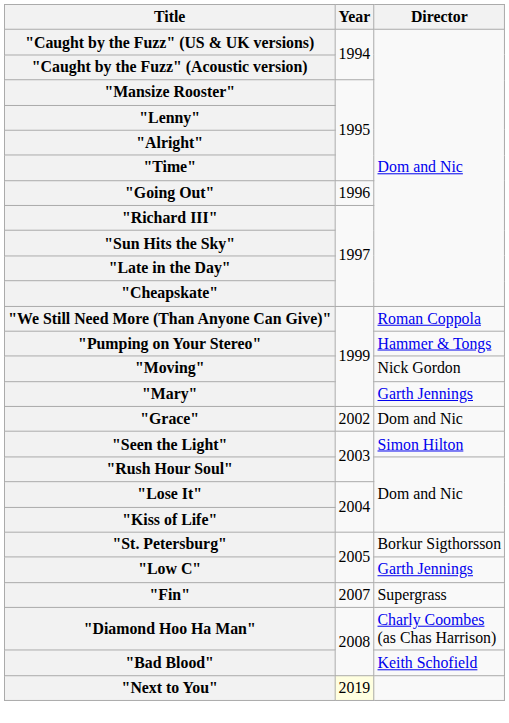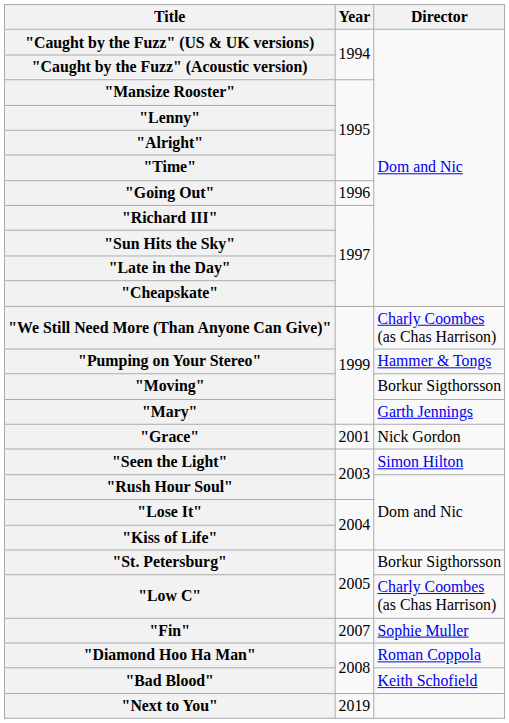(429, 318) Roman Coppola -> (437, 327) Charly Coombes (as Chas Harrison)
(419, 368) Nick Gordon -> (439, 386) Borkur Sigthorsson
(354, 419) 2002 -> (354, 436) 2001
(420, 419) Dom and Nic -> (419, 436) Nick Gordon
(425, 569) Garth Jennings -> (437, 596) Charly Coombes (as Chas Harrison)
(412, 594) Supergrass -> (423, 630) Sophie Muller
(437, 628) Charly Coombes (as Chas Harrison) -> (429, 655) Roman Coppola
(354, 688) lightyellow background -> (354, 705) no background
